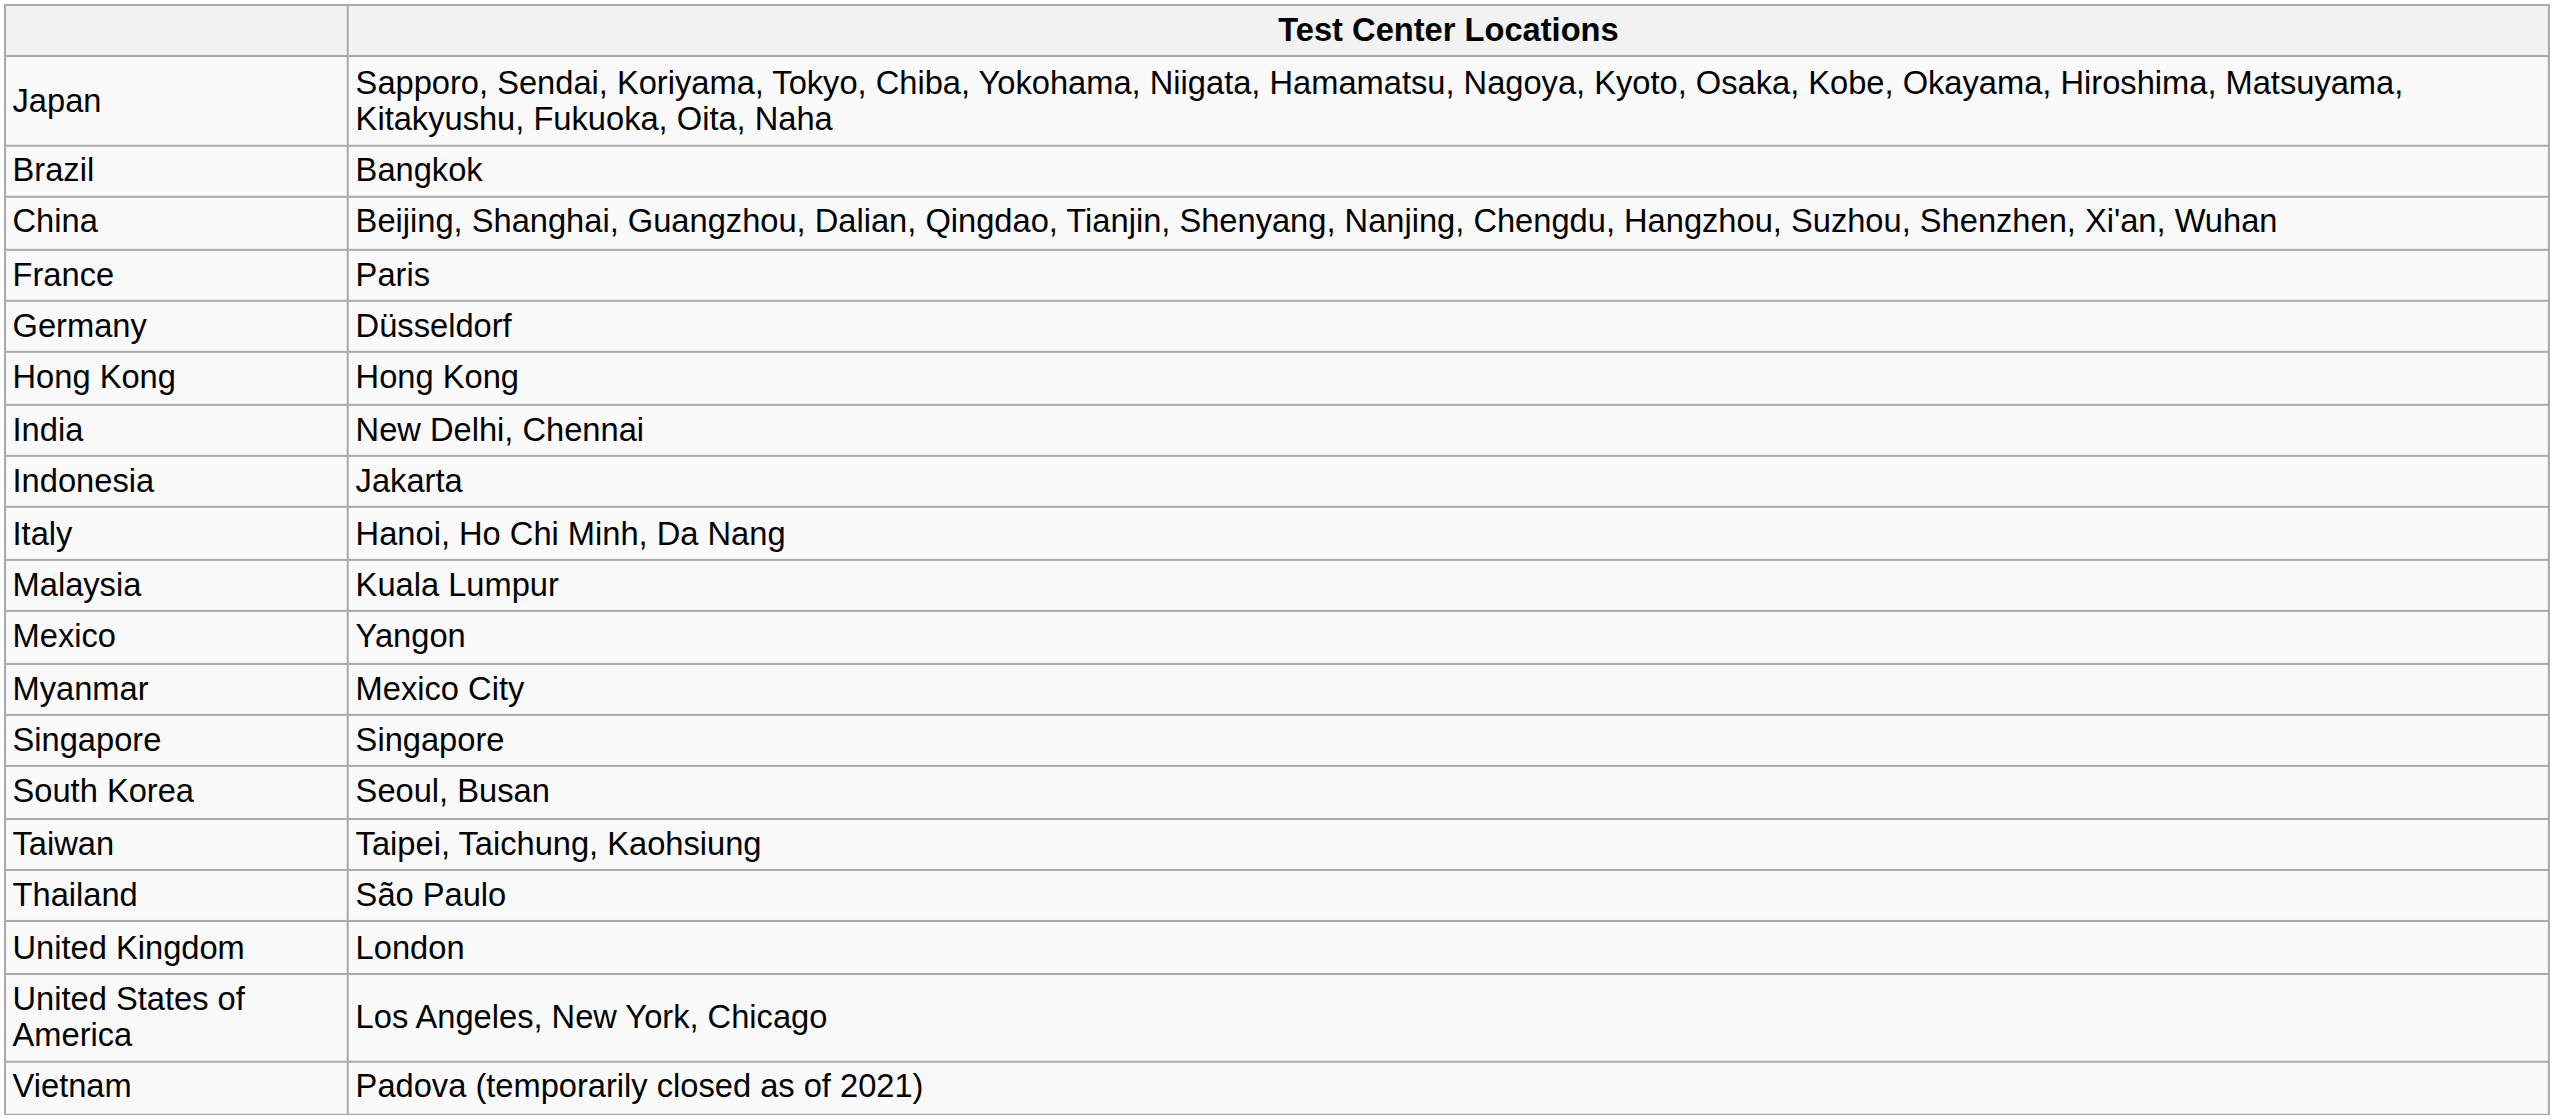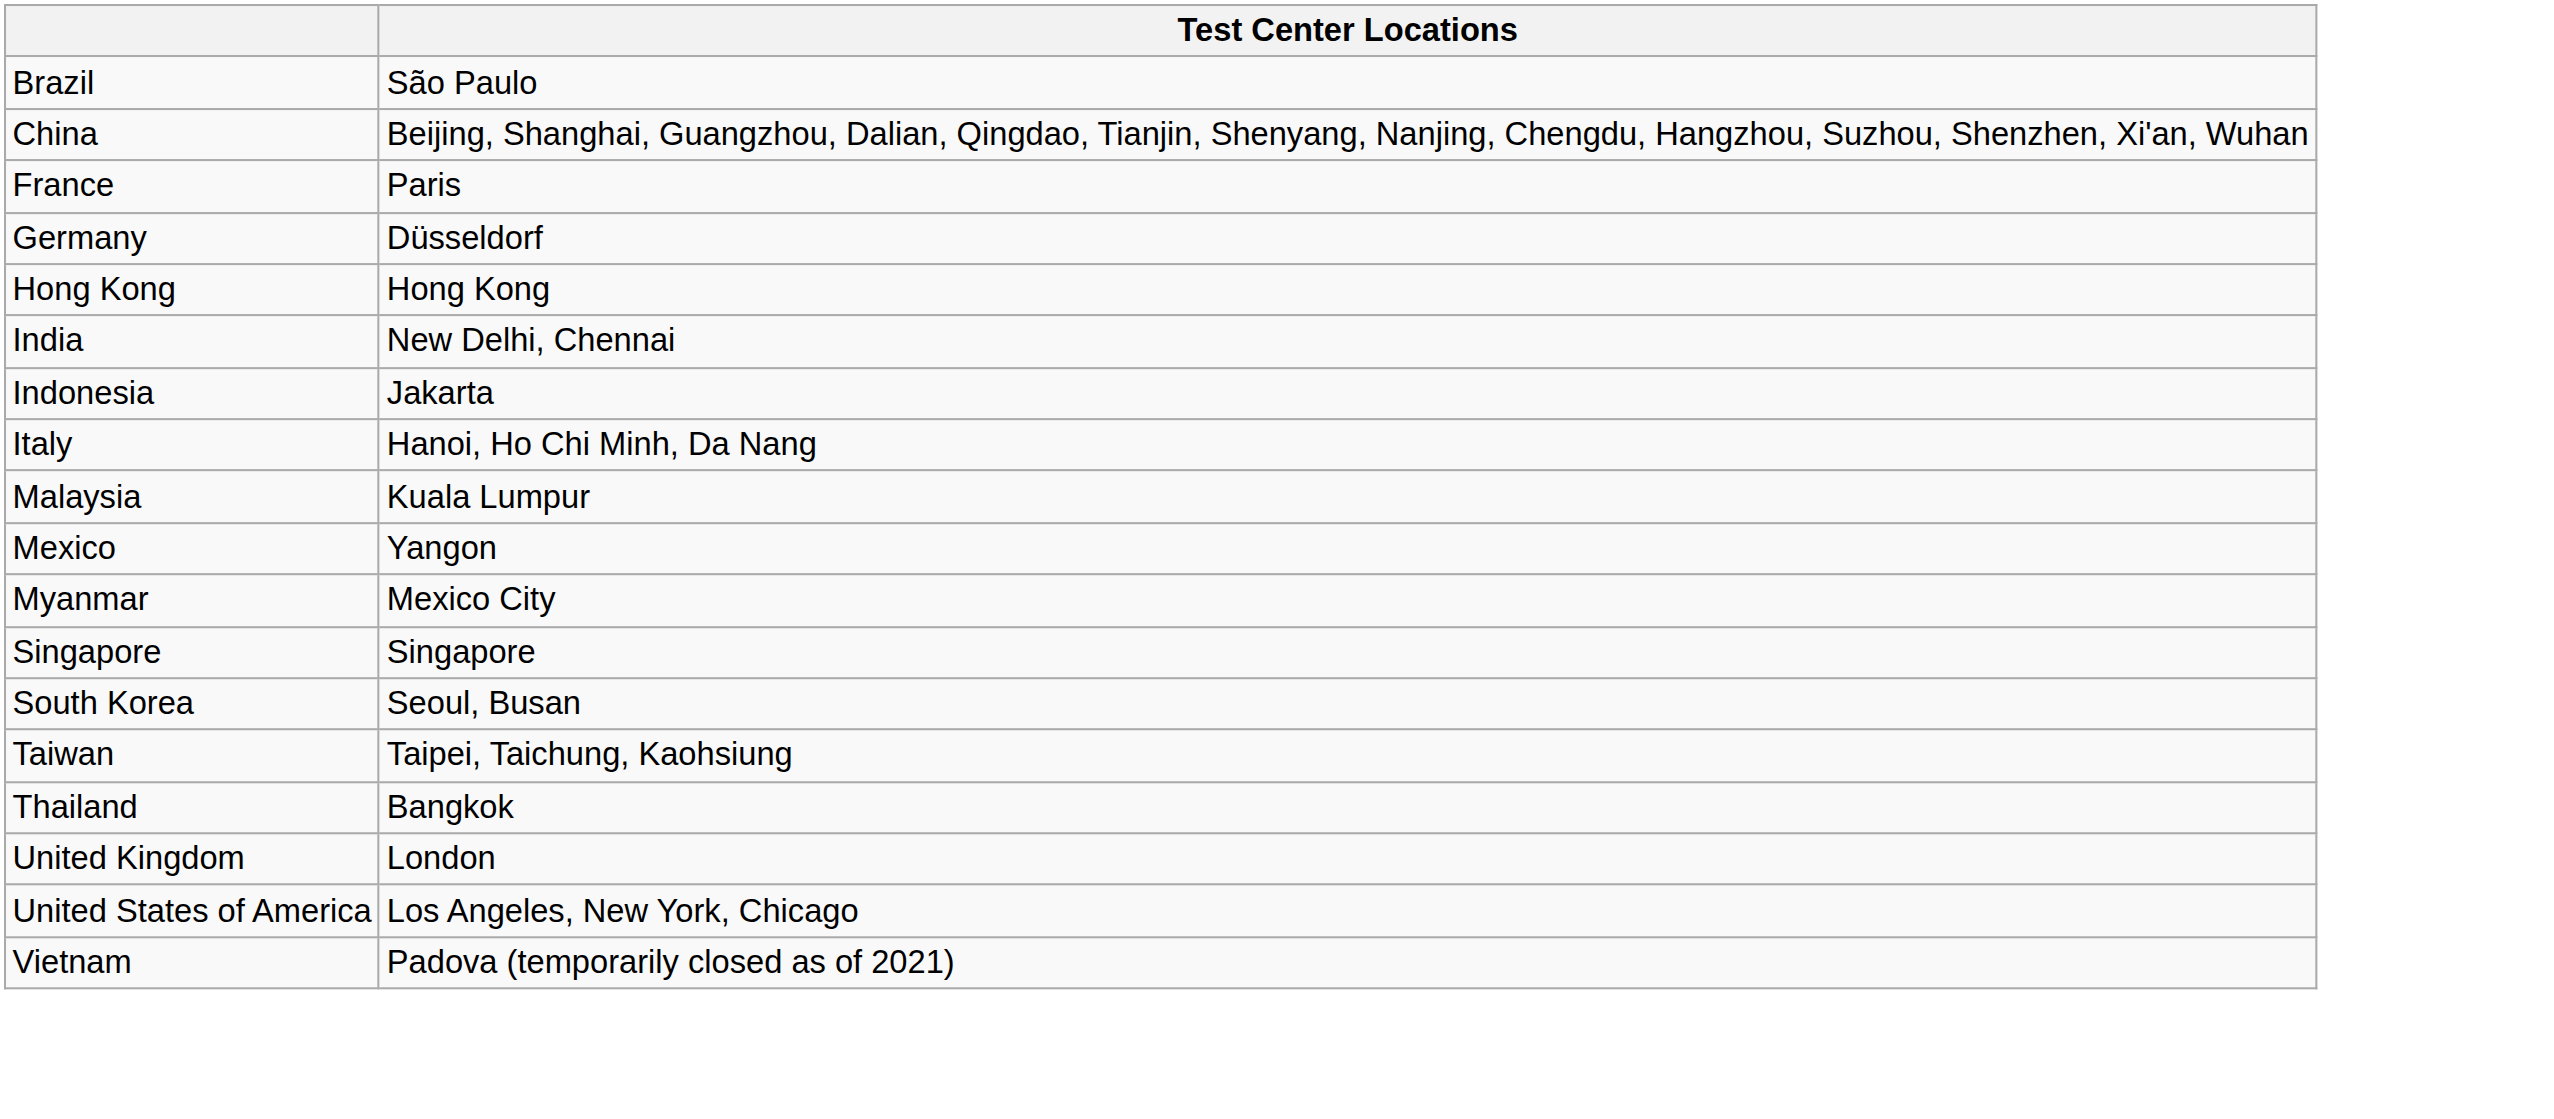- row: (57, 100)
(419, 170) Bangkok -> (462, 82) São Paulo
(431, 895) São Paulo -> (450, 806) Bangkok
